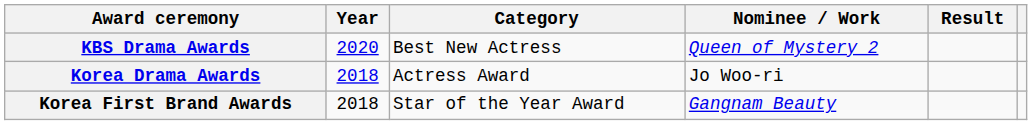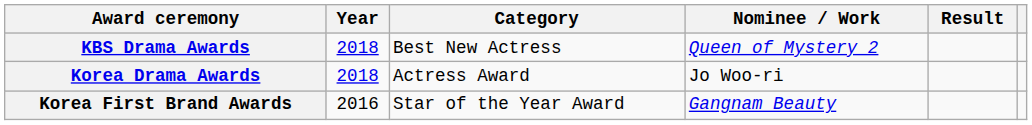(358, 48) 2020 -> (358, 48) 2018
(358, 105) 2018 -> (358, 105) 2016
